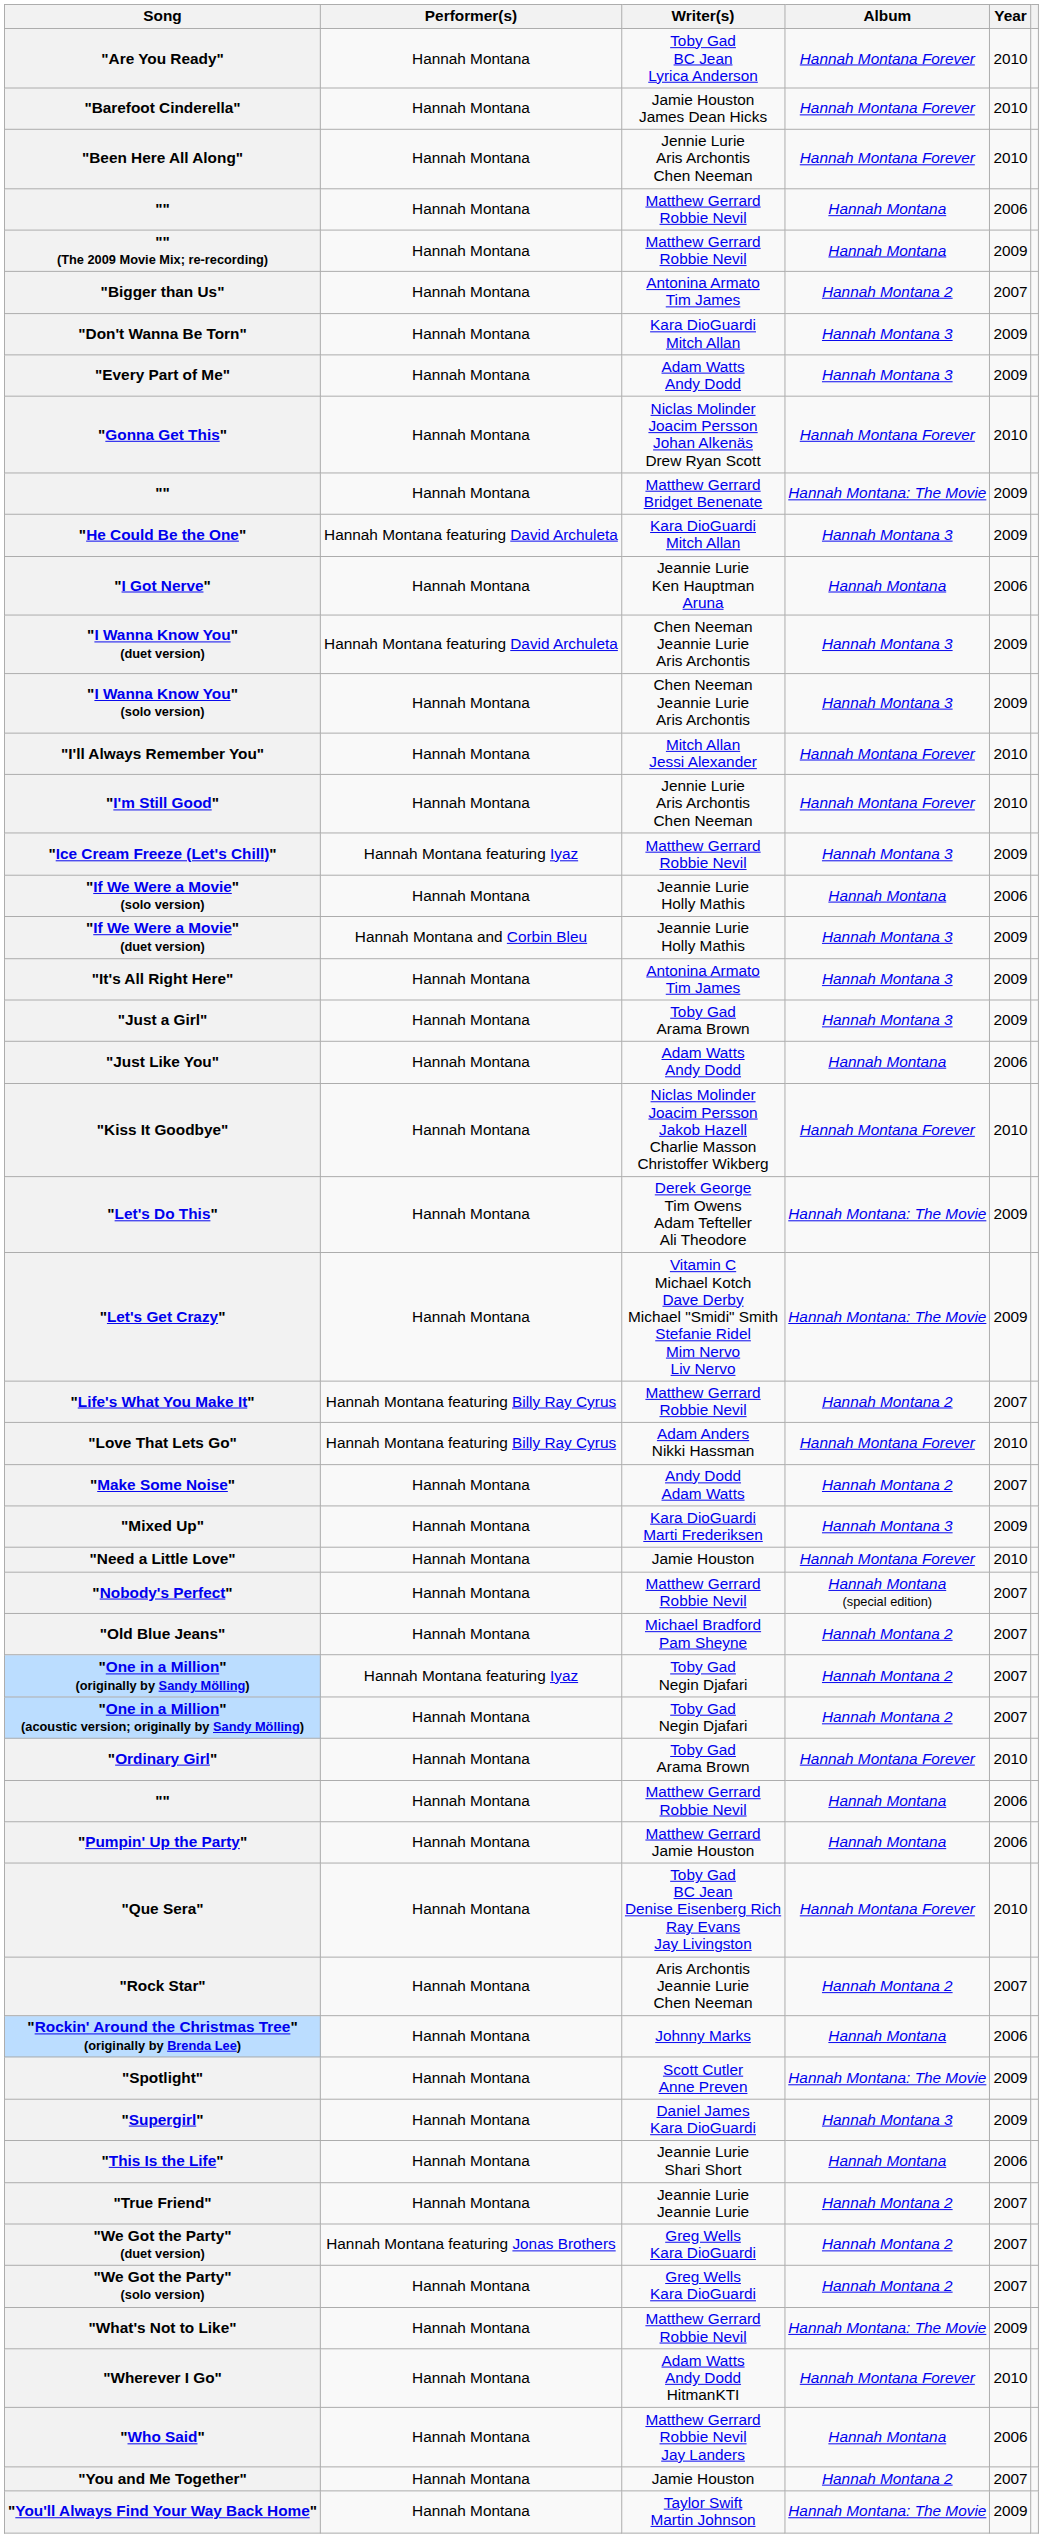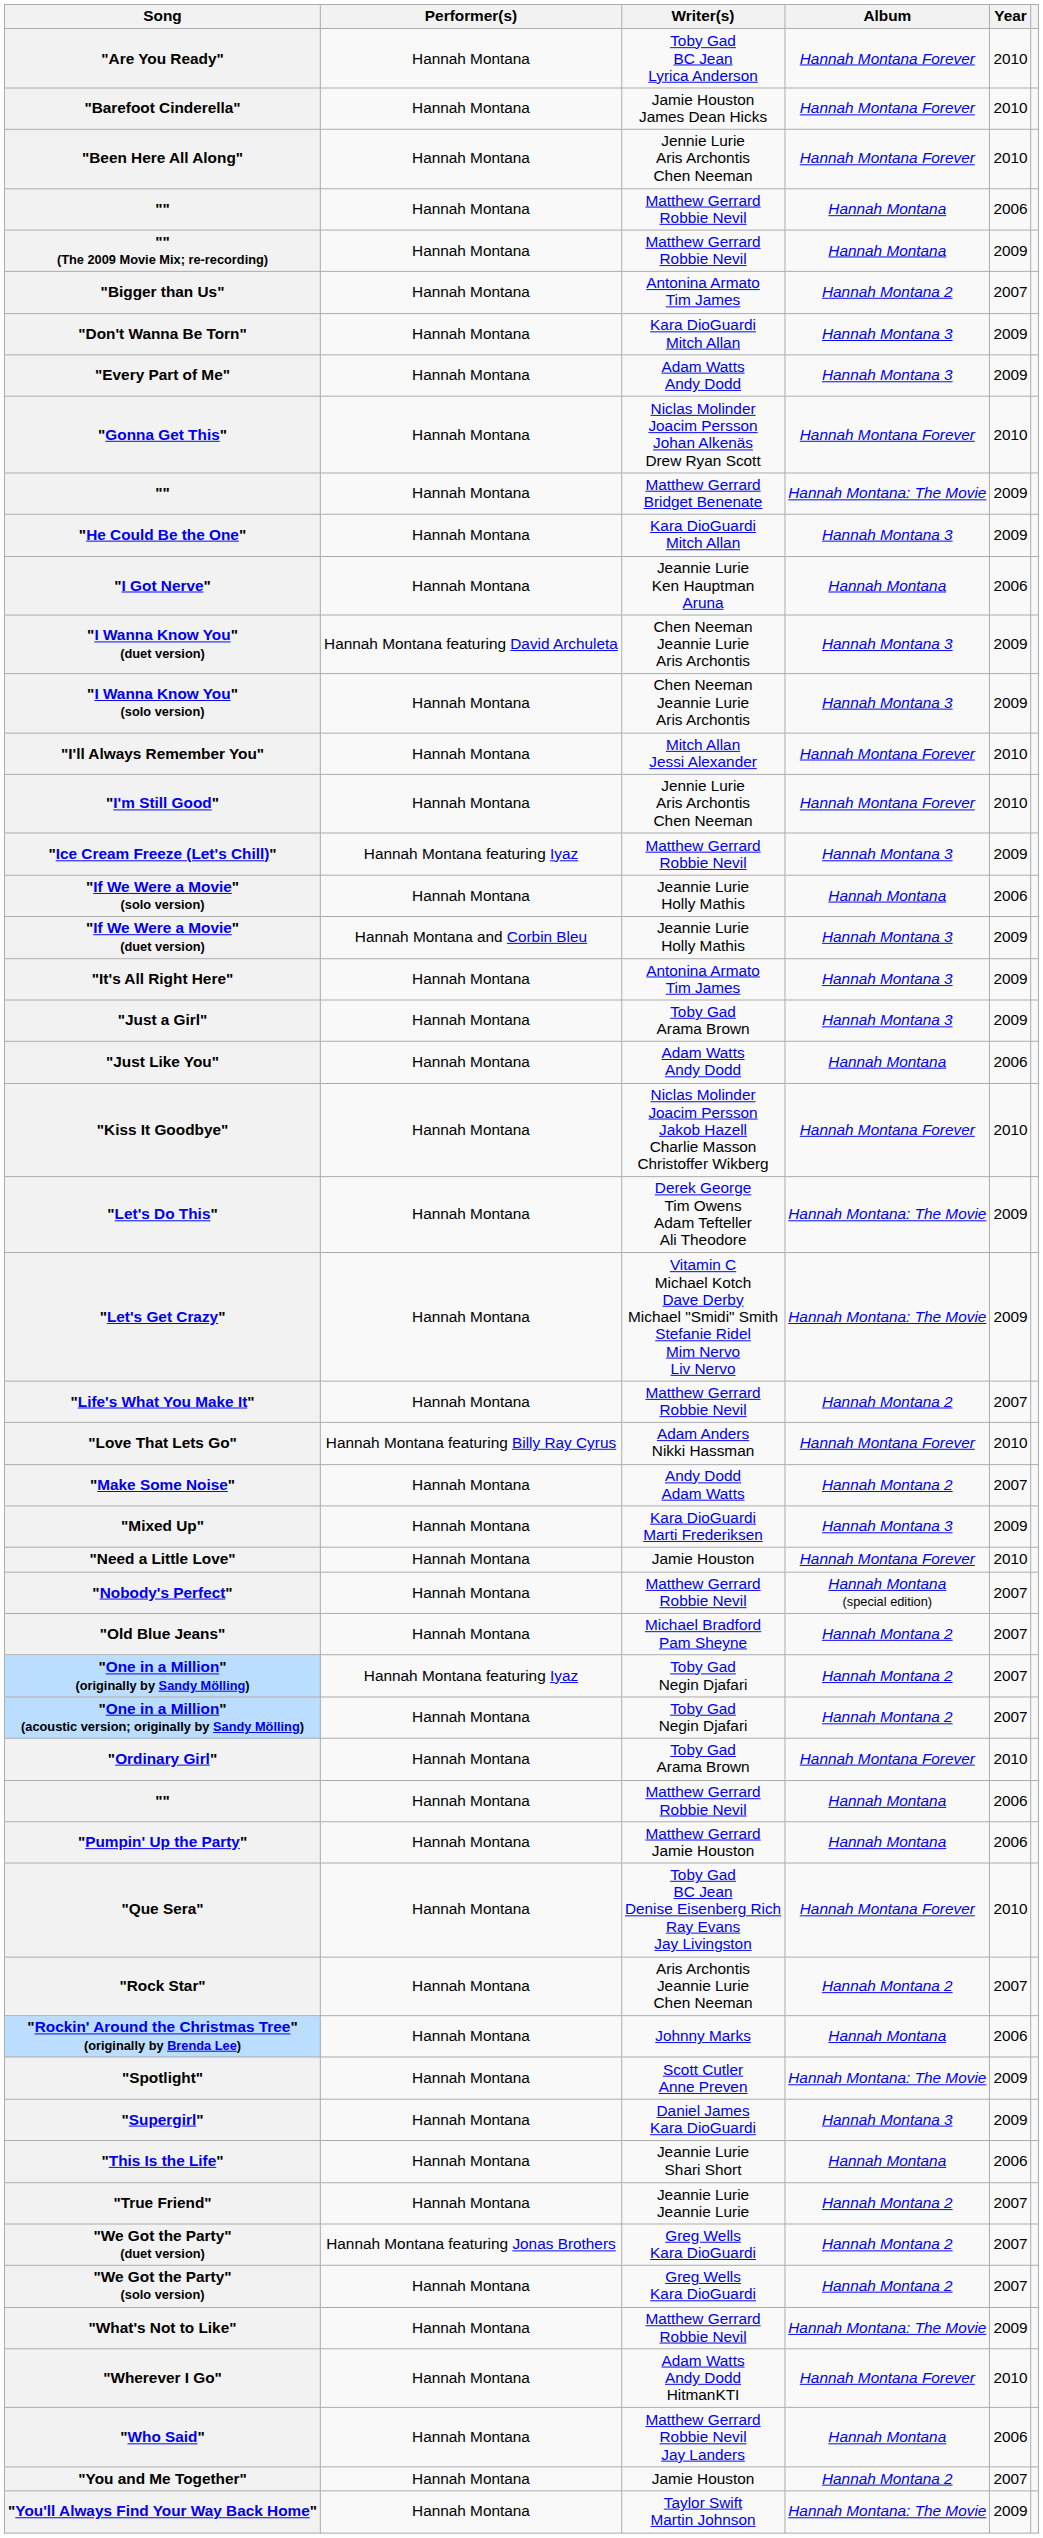(471, 535) Hannah Montana featuring David Archuleta -> (471, 535) Hannah Montana
(471, 1401) Hannah Montana featuring Billy Ray Cyrus -> (471, 1401) Hannah Montana
